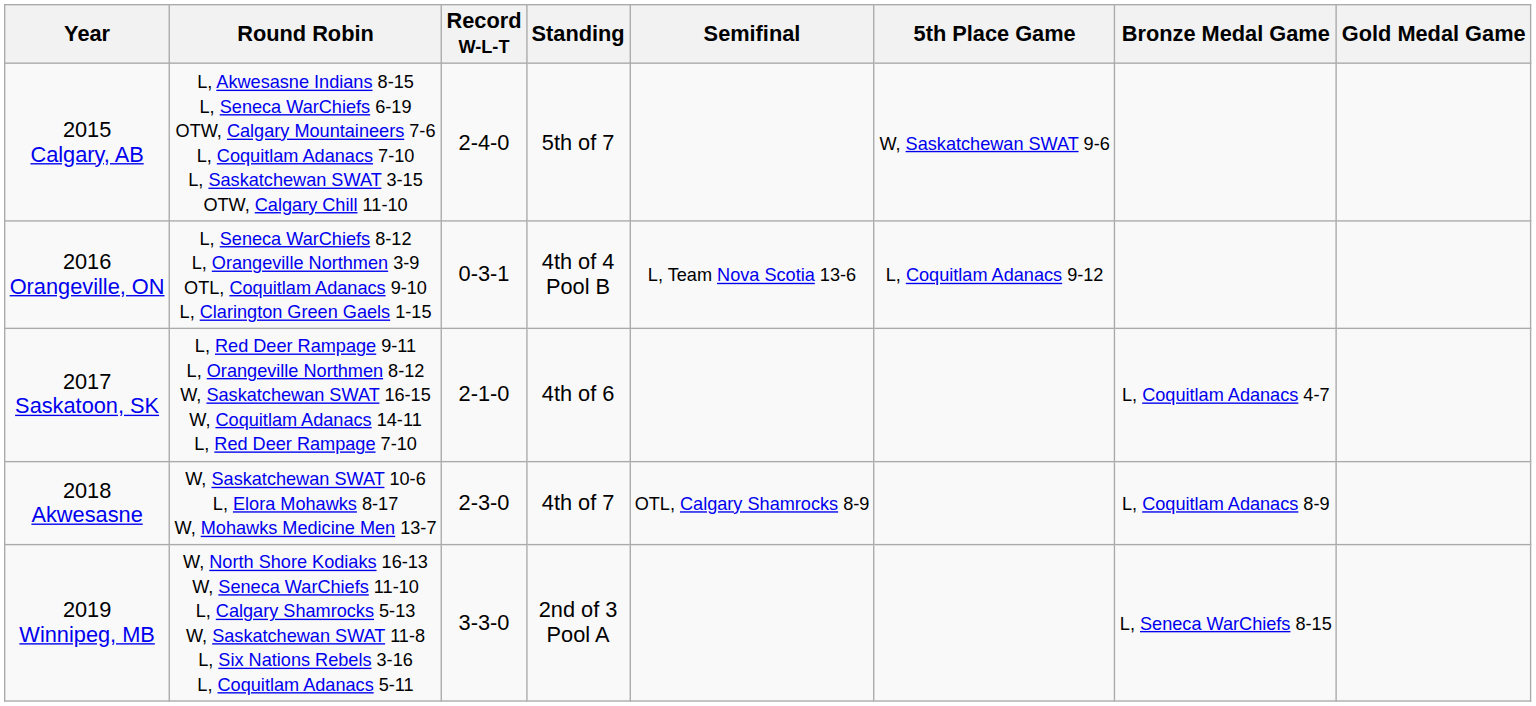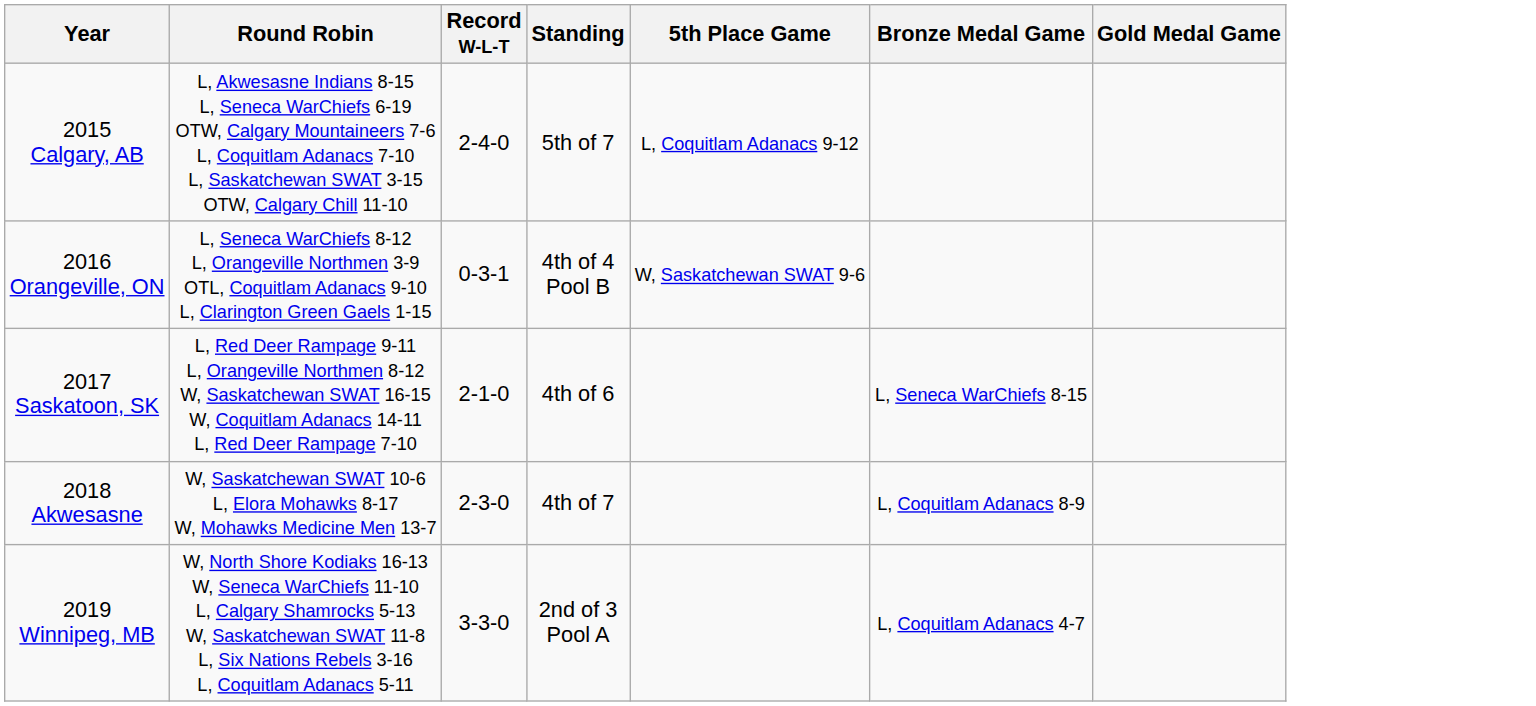- column: (752, 33)
(995, 143) W, Saskatchewan SWAT 9-6 -> (750, 143) L, Coquitlam Adanacs 9-12
(995, 275) L, Coquitlam Adanacs 9-12 -> (750, 275) W, Saskatchewan SWAT 9-6
(1226, 395) L, Coquitlam Adanacs 4-7 -> (981, 395) L, Seneca WarChiefs 8-15
(1226, 624) L, Seneca WarChiefs 8-15 -> (981, 624) L, Coquitlam Adanacs 4-7
